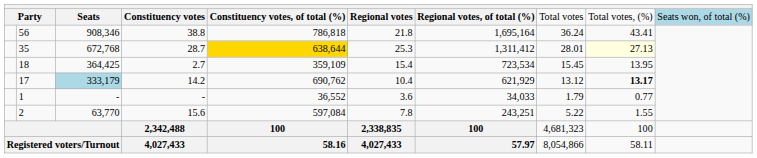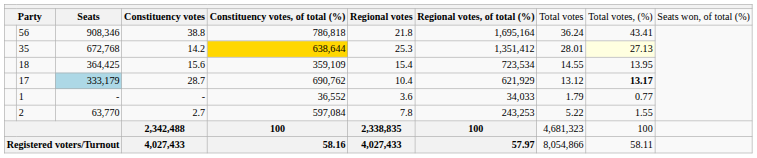(704, 17) lightblue background -> (704, 17) no background
(196, 49) 28.7 -> (196, 49) 14.2
(515, 49) 1,311,412 -> (514, 49) 1,351,412
(199, 65) 2.7 -> (196, 65) 15.6
(572, 65) 15.45 -> (572, 65) 14.55
(196, 81) 14.2 -> (196, 81) 28.7
(196, 113) 15.6 -> (199, 113) 2.7
(518, 113) 243,251 -> (518, 113) 243,253
